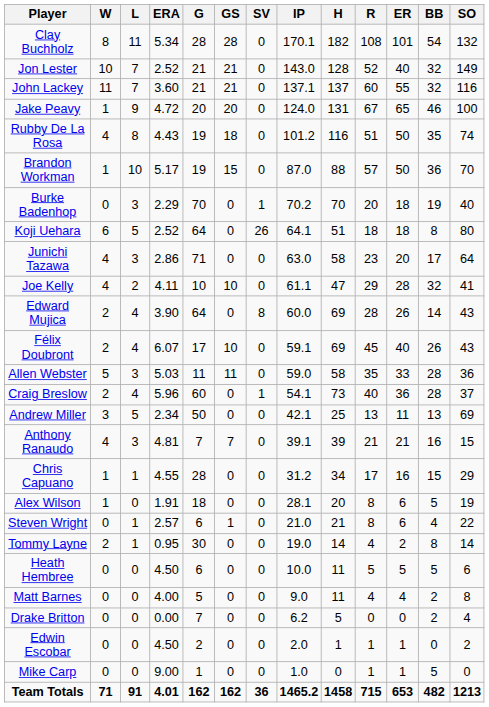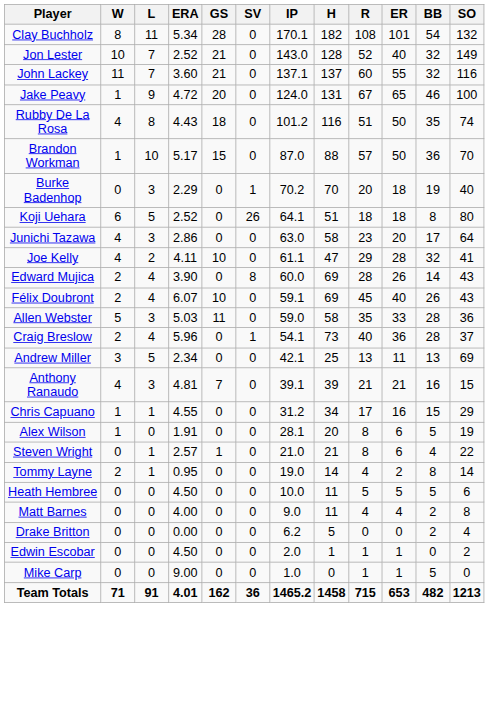- column: (199, 14)
